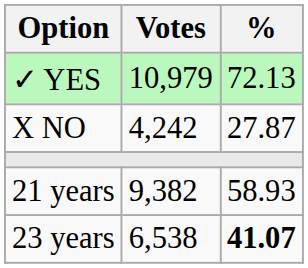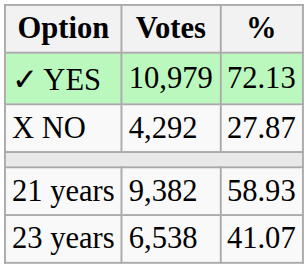(163, 127) 4,242 -> (163, 127) 4,292
(261, 238) bold -> (261, 238) normal
